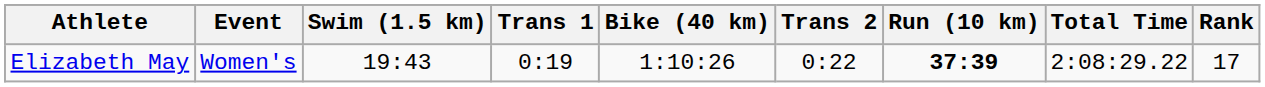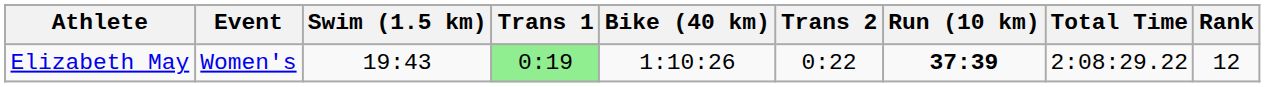(546, 62) no background -> (546, 62) lightgreen background
(1227, 62) 17 -> (1227, 62) 12
